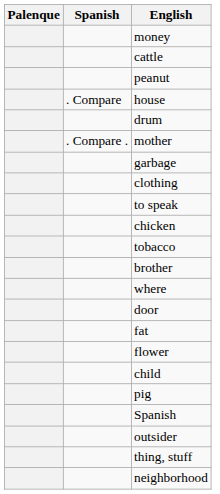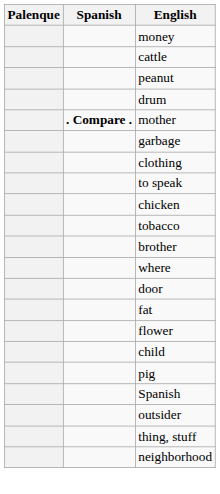- row: (150, 99)
(97, 141) normal -> (99, 120) bold
